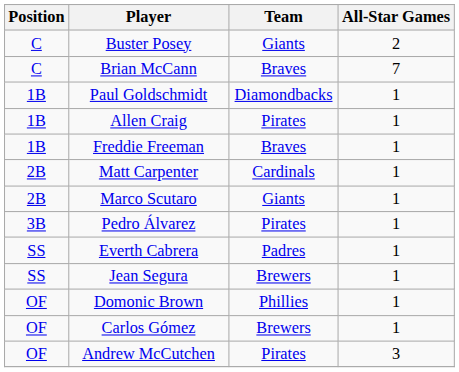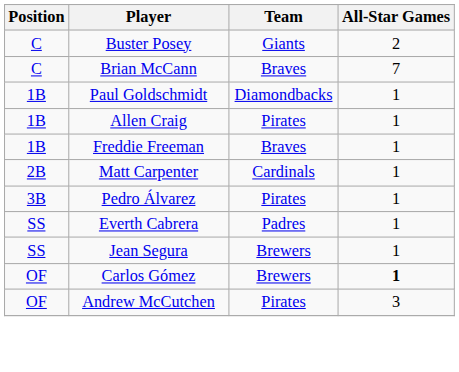- row: (149, 198)
- row: (149, 302)
(396, 328) normal -> (396, 276) bold
